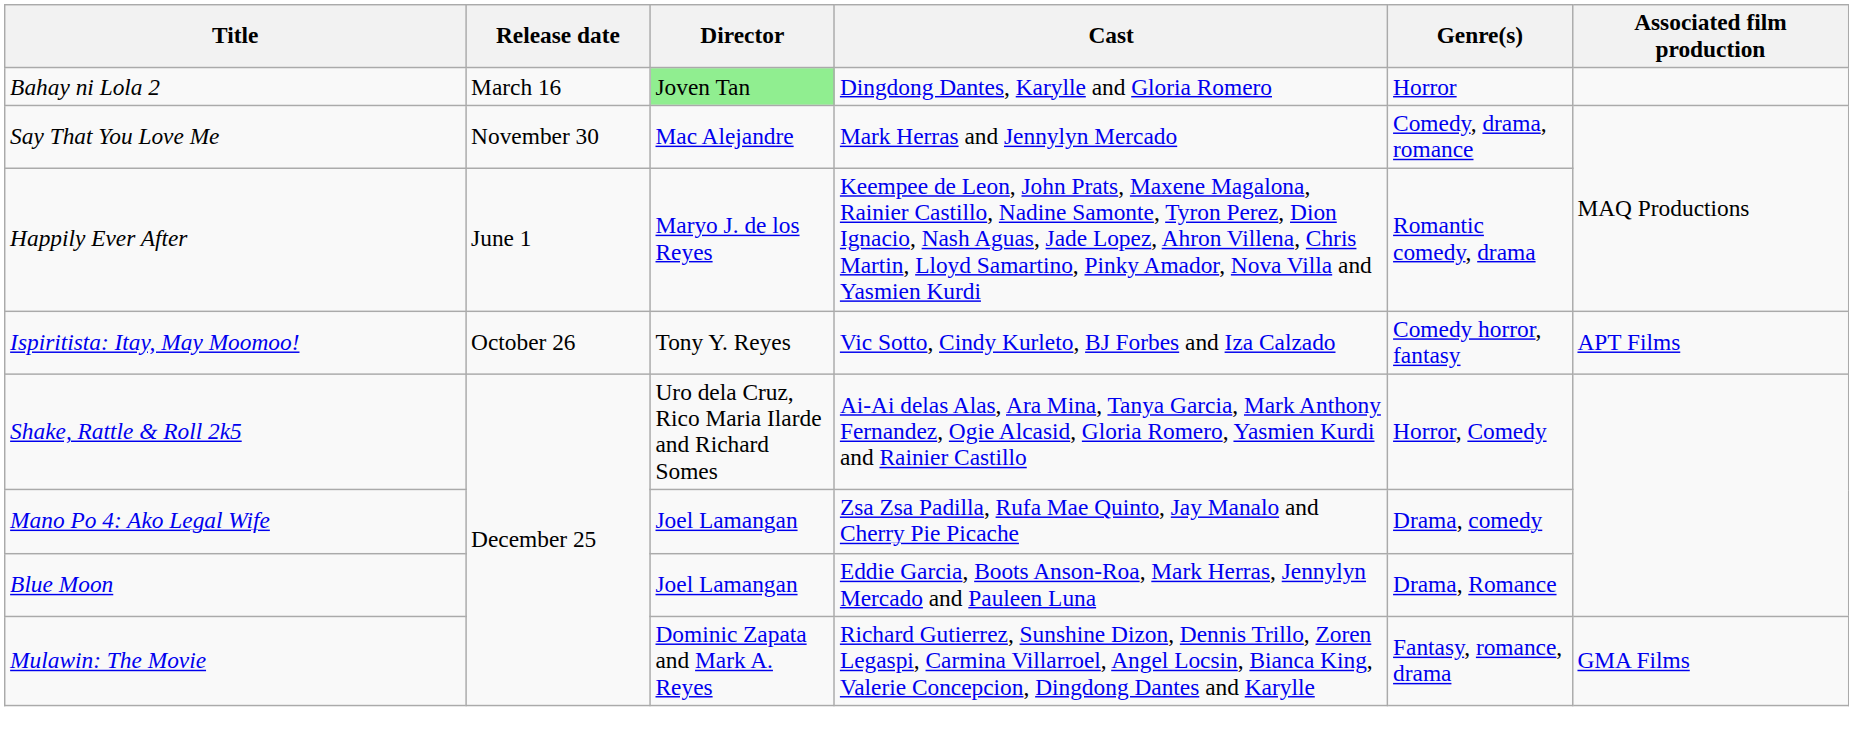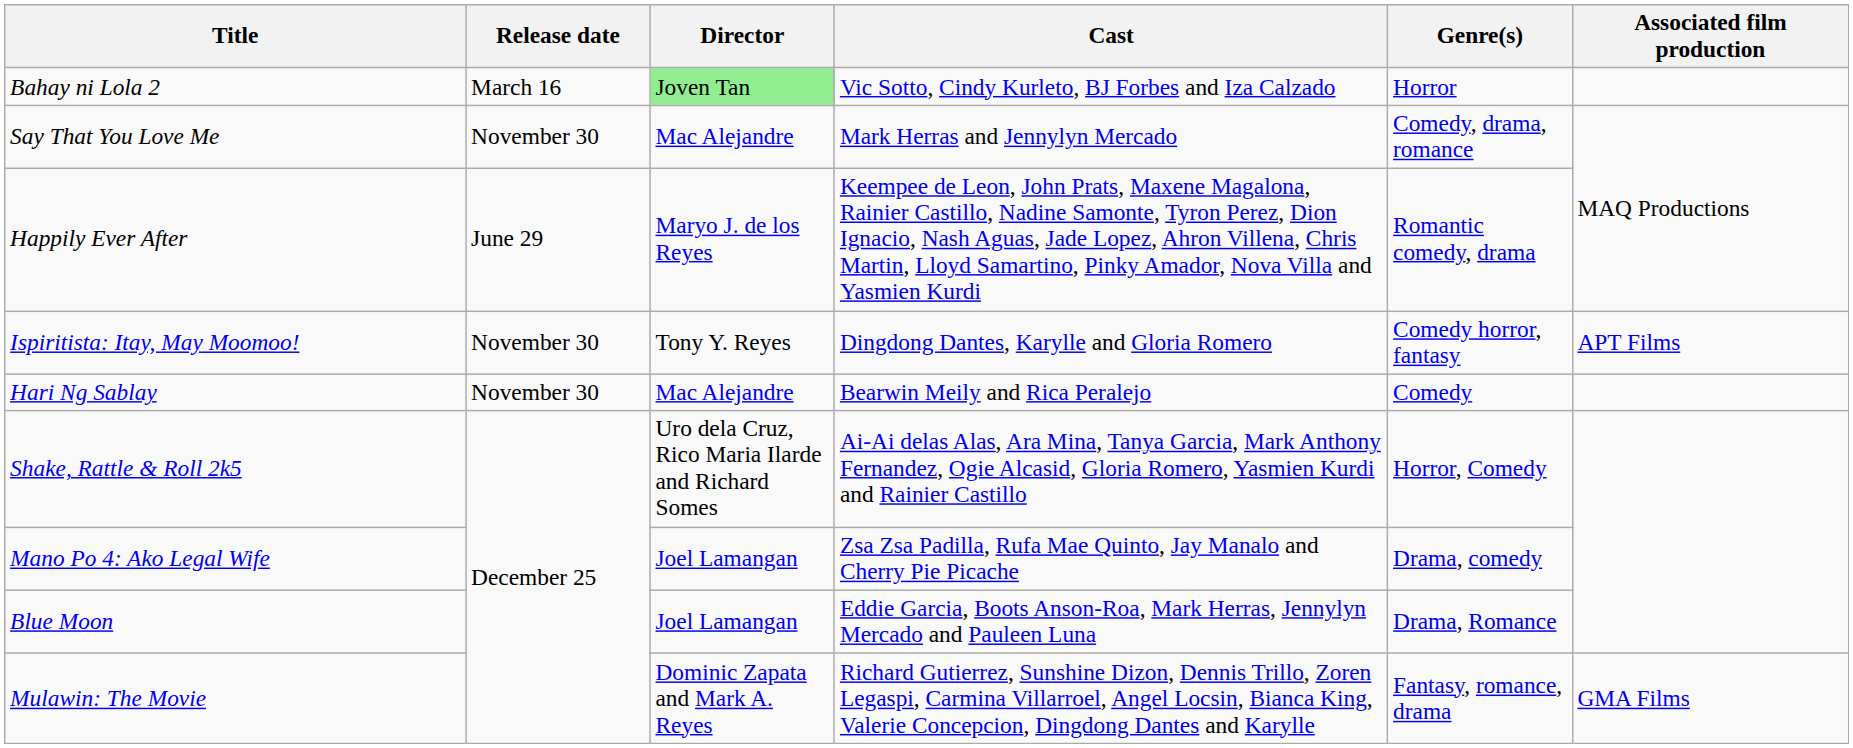(1056, 86) Dingdong Dantes, Karylle and Gloria Romero -> (1088, 86) Vic Sotto, Cindy Kurleto, BJ Forbes and Iza Calzado
(501, 239) June 1 -> (507, 239) June 29
(523, 342) October 26 -> (535, 342) November 30
(1088, 342) Vic Sotto, Cindy Kurleto, BJ Forbes and Iza Calzado -> (1056, 342) Dingdong Dantes, Karylle and Gloria Romero
+ row: (83, 392)
